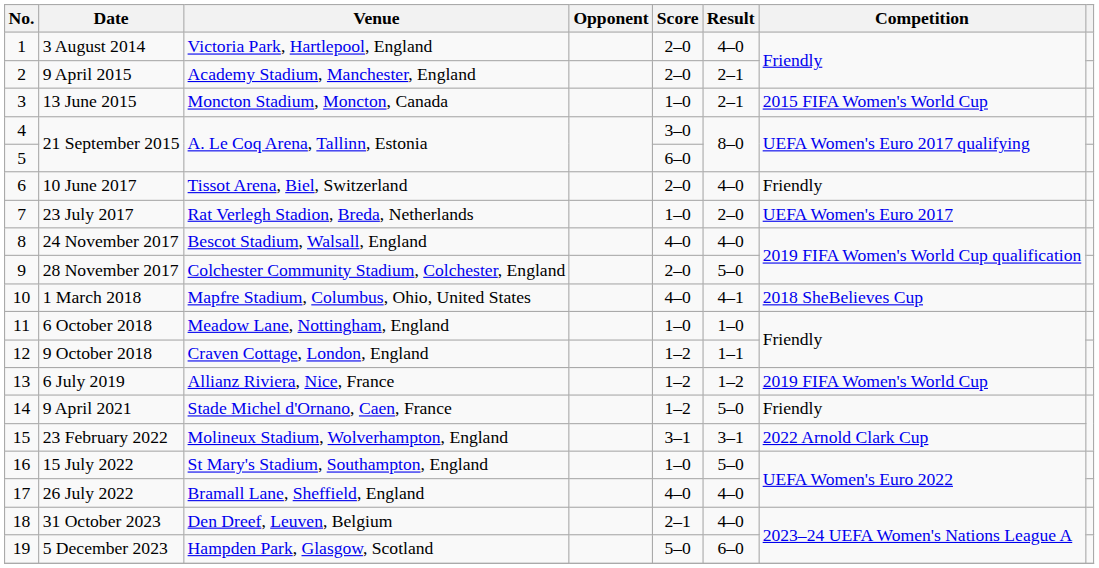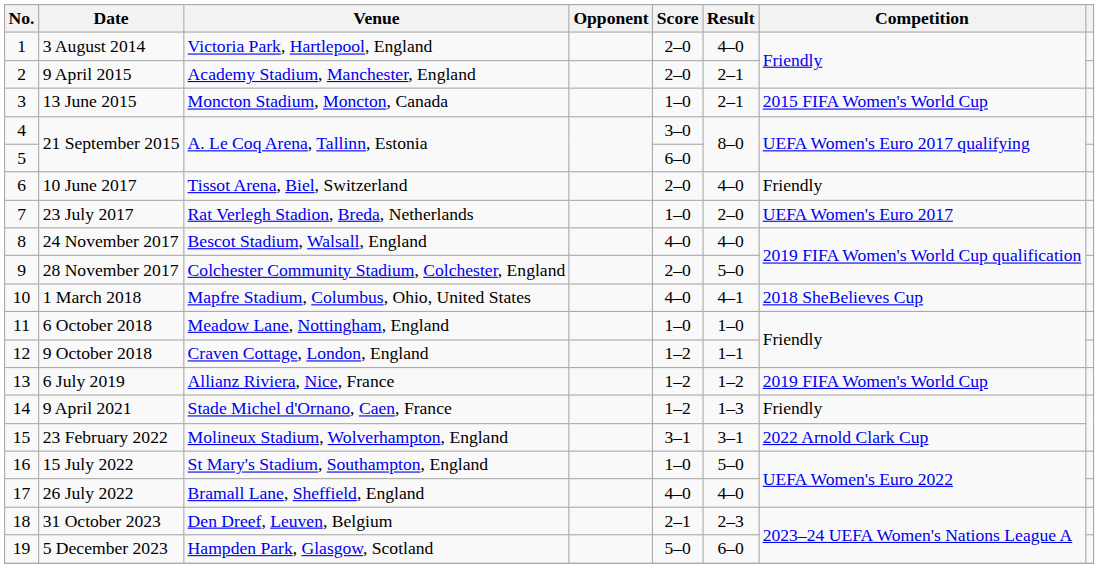(731, 409) 5–0 -> (731, 409) 1–3
(731, 520) 4–0 -> (731, 520) 2–3
